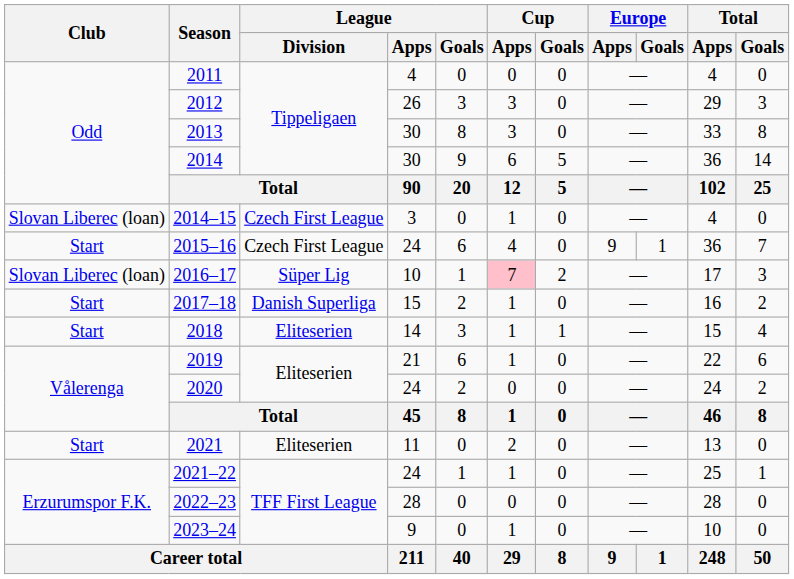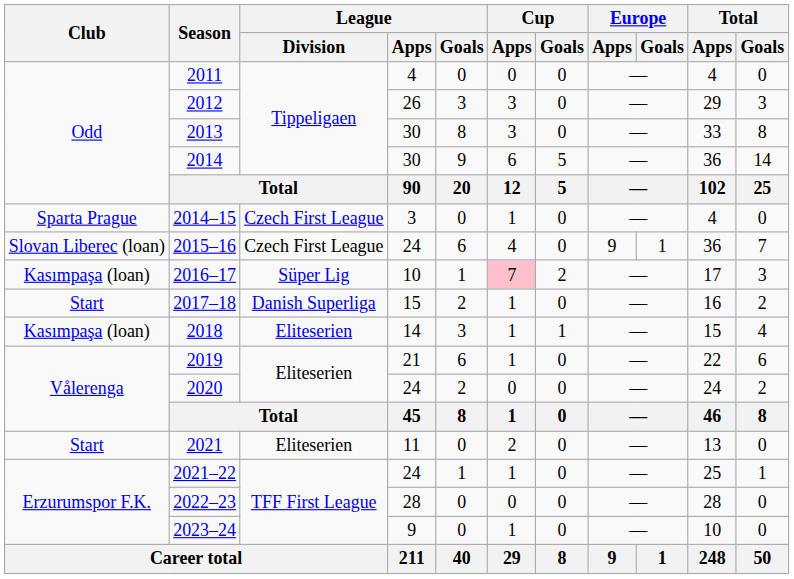(87, 217) Slovan Liberec (loan) -> (87, 217) Sparta Prague
(87, 246) Start -> (87, 246) Slovan Liberec (loan)
(87, 274) Slovan Liberec (loan) -> (87, 274) Kasımpaşa (loan)
(87, 331) Start -> (87, 331) Kasımpaşa (loan)
